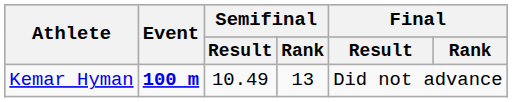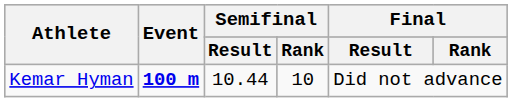(240, 80) 10.49 -> (240, 80) 10.44
(303, 80) 13 -> (303, 80) 10
